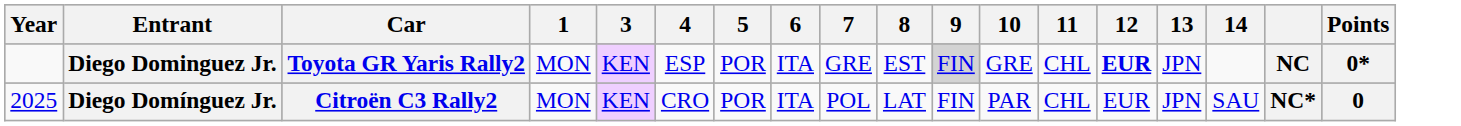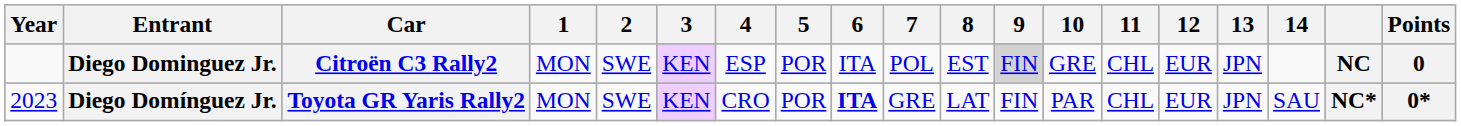+ column: (626, 24)
(406, 62) Toyota GR Yaris Rally2 -> (406, 62) Citroën C3 Rally2
(848, 62) GRE -> (912, 62) POL
(1126, 62) bold -> (1188, 62) normal
(1358, 62) 0* -> (1419, 62) 0
(34, 101) 2025 -> (34, 101) 2023
(406, 101) Citroën C3 Rally2 -> (406, 101) Toyota GR Yaris Rally2
(795, 101) normal -> (857, 101) bold
(848, 101) POL -> (912, 101) GRE
(1358, 101) 0 -> (1419, 101) 0*
